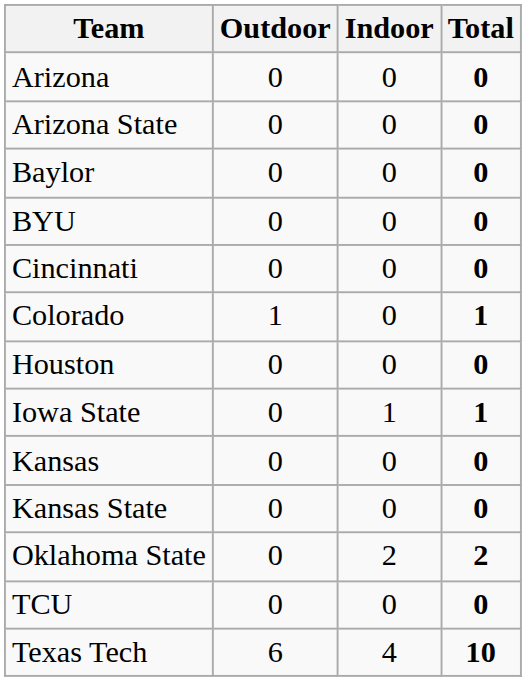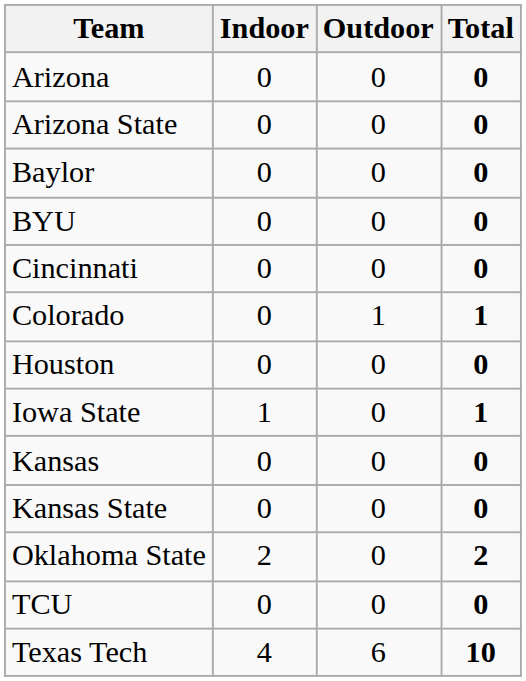columns swapped: (389, 28) <-> (275, 28)
